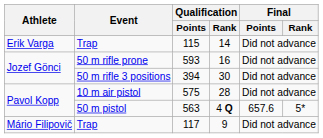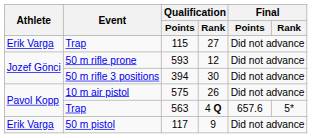(225, 44) 14 -> (213, 44) 27
(225, 60) 16 -> (213, 60) 12
(225, 93) 28 -> (213, 93) 26
(102, 109) 50 m pistol -> (76, 109) Trap
(39, 125) Mário Filipovič -> (30, 125) Erik Varga
(87, 125) Trap -> (90, 125) 50 m pistol
